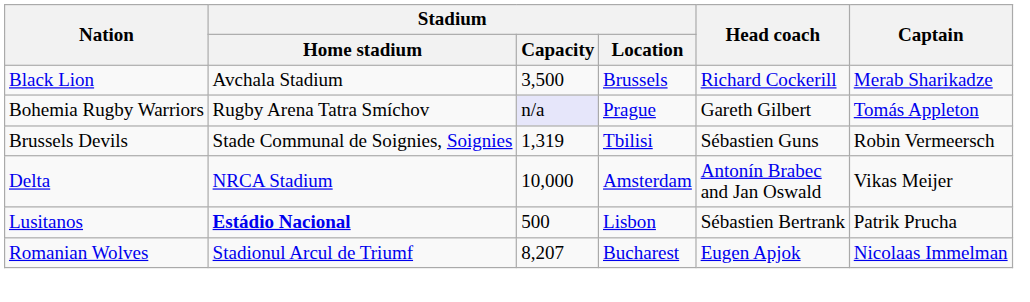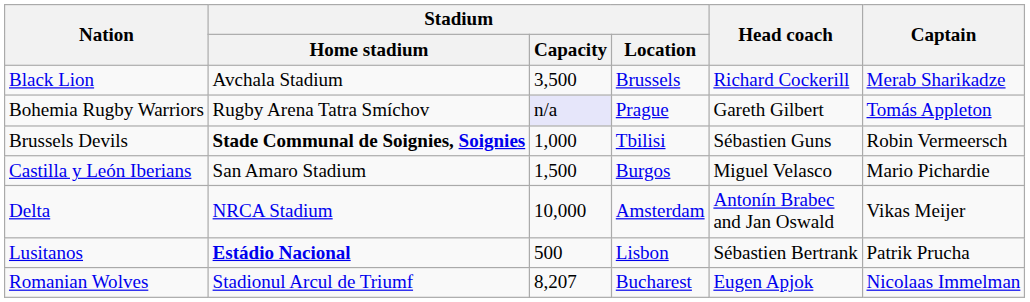(363, 140) normal -> (369, 140) bold
(543, 140) 1,319 -> (555, 140) 1,000
+ row: (100, 170)
